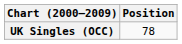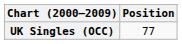(149, 31) 78 -> (149, 31) 77
